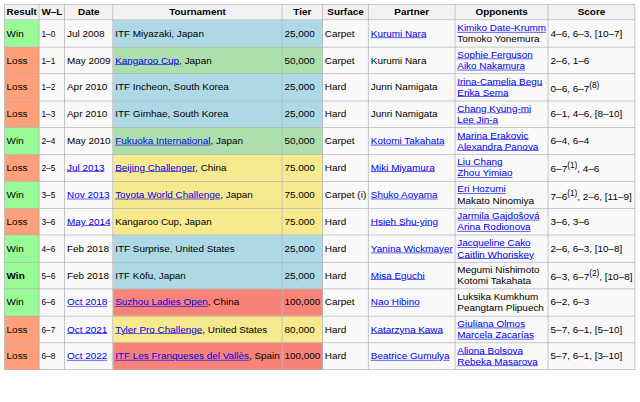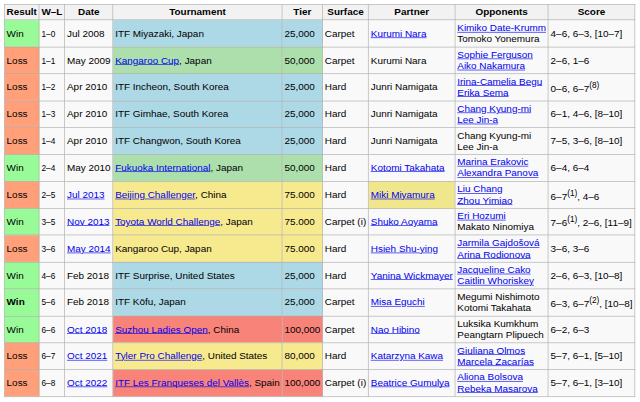+ row: (48, 141)
(340, 141) Carpet -> (336, 168) Hard
(403, 168) no background -> (403, 195) khaki background
(336, 275) Hard -> (340, 302) Carpet
(336, 356) Hard -> (346, 383) Carpet (i)
